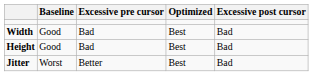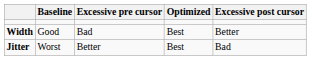(225, 32) Bad -> (227, 32) Better
- row: (21, 47)
